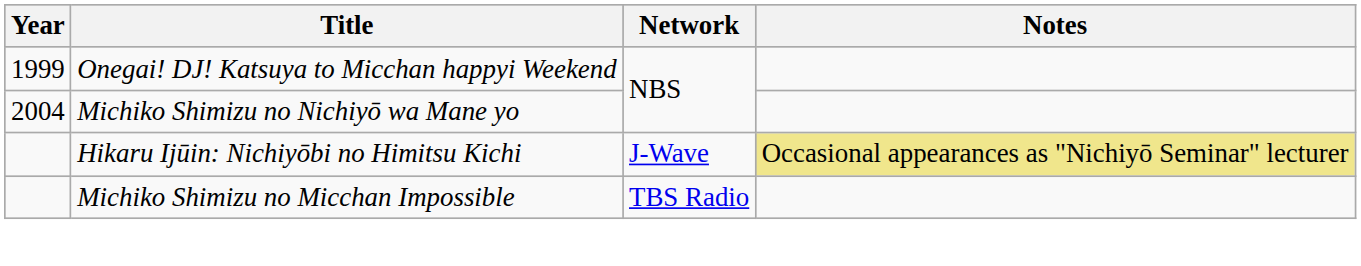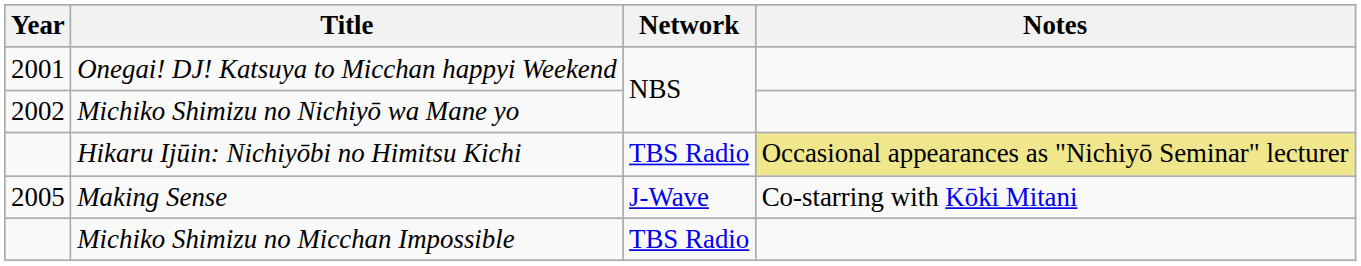(38, 68) 1999 -> (38, 68) 2001
(38, 111) 2004 -> (38, 111) 2002
(669, 153) J-Wave -> (689, 153) TBS Radio
+ row: (152, 196)
